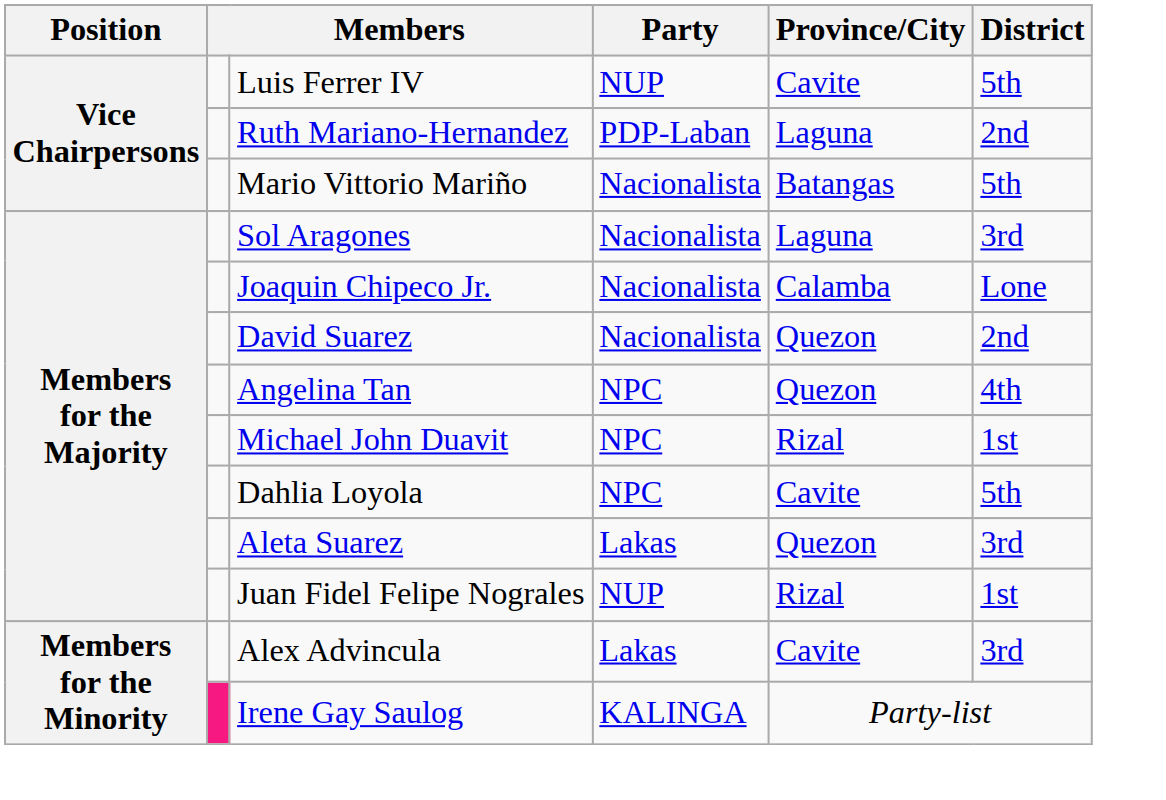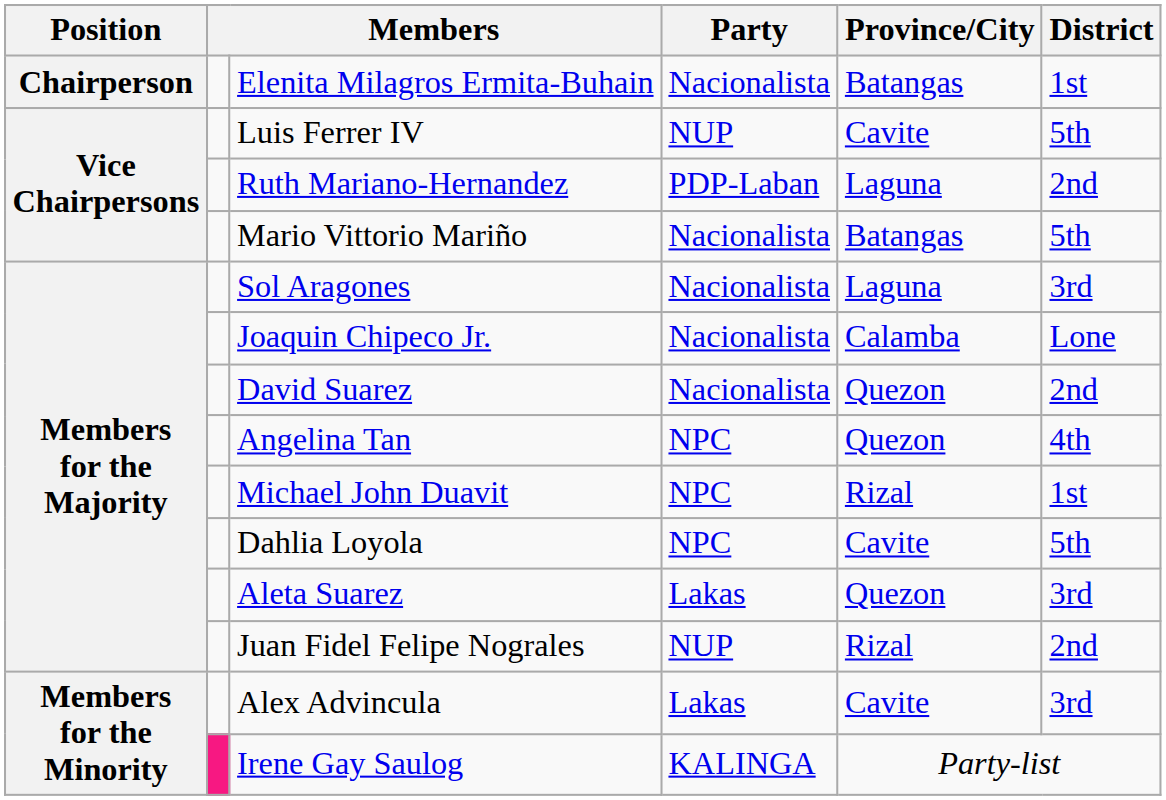+ row: (445, 81)
(999, 593) 1st -> (1074, 645) 2nd
